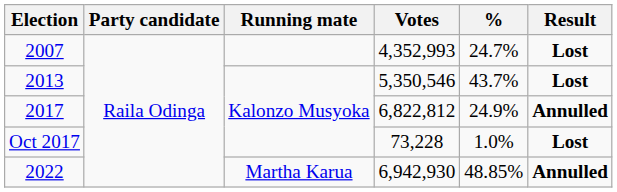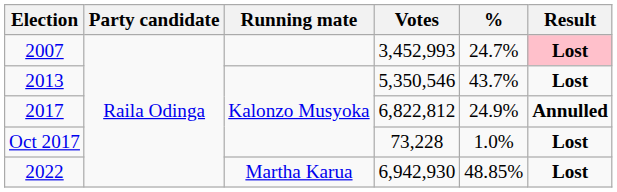(417, 50) 4,352,993 -> (417, 50) 3,452,993
(570, 50) no background -> (570, 50) pink background
(570, 171) Annulled -> (570, 171) Lost
